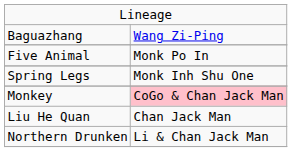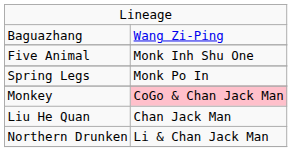(171, 55) Monk Po In -> (194, 55) Monk Inh Shu One
(194, 76) Monk Inh Shu One -> (171, 76) Monk Po In
